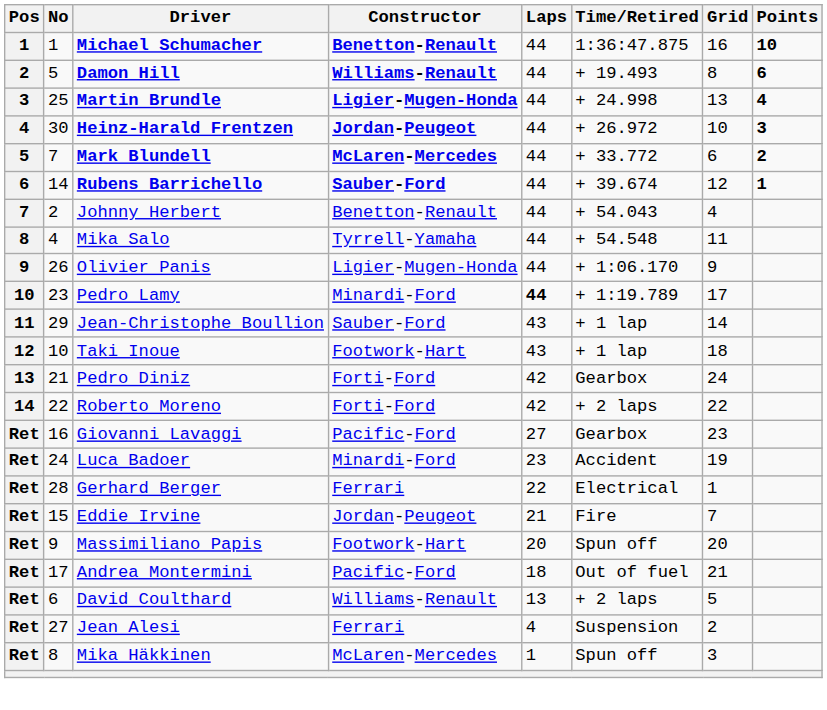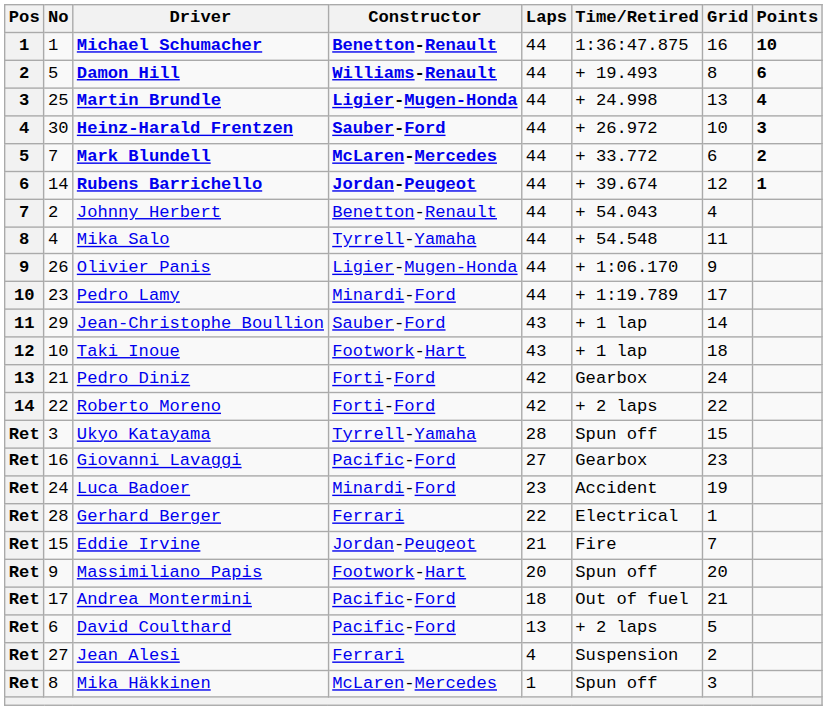(404, 130) Jordan-Peugeot -> (389, 130) Sauber-Ford
(389, 185) Sauber-Ford -> (404, 185) Jordan-Peugeot
(536, 296) bold -> (536, 296) normal
+ row: (144, 435)
(415, 601) Williams-Renault -> (394, 629) Pacific-Ford
